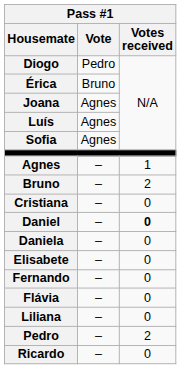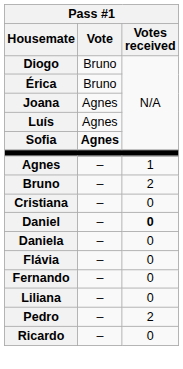(98, 65) Pedro -> (100, 65) Bruno
(98, 140) normal -> (100, 140) bold
- row: (41, 260)
rows swapped: (41, 279) <-> (41, 298)
